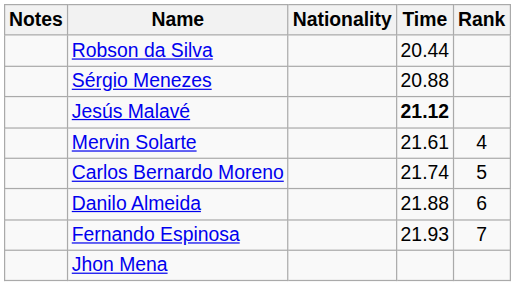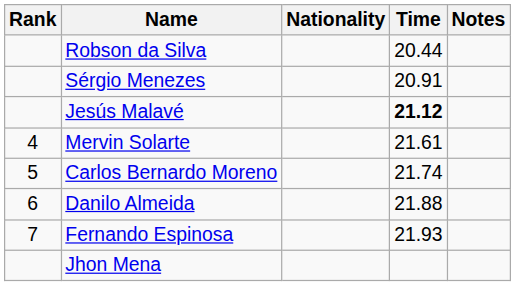columns swapped: (482, 19) <-> (36, 19)
(425, 81) 20.88 -> (418, 81) 20.91
